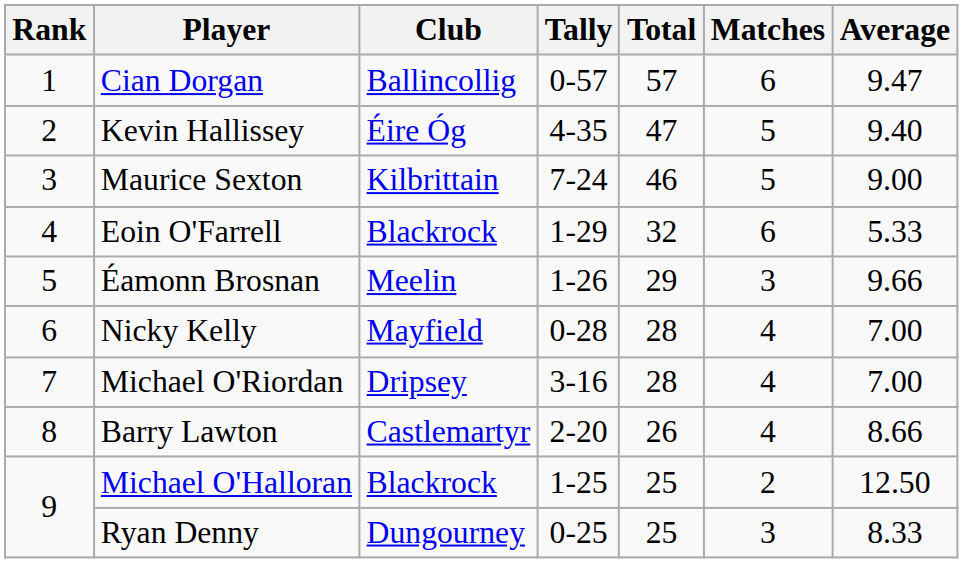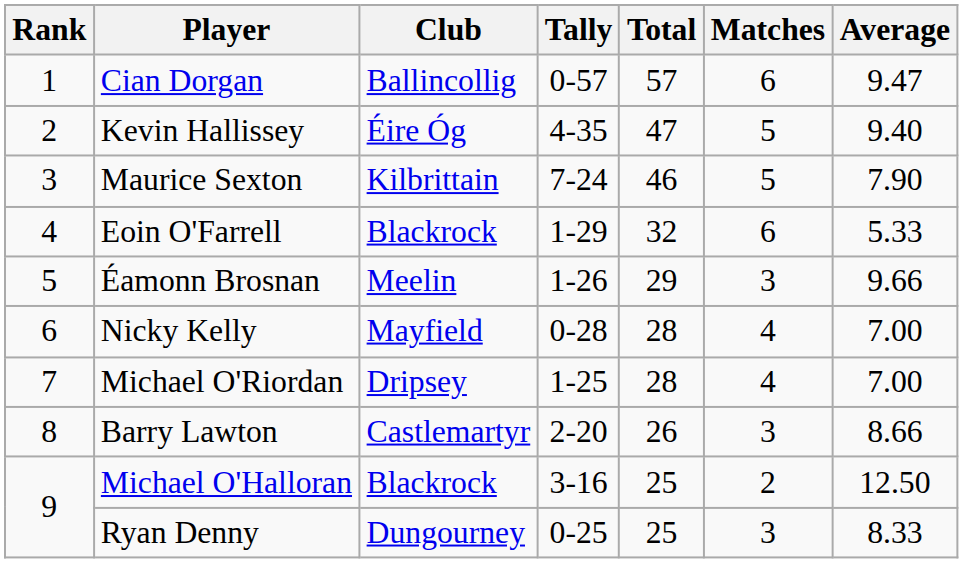(895, 180) 9.00 -> (895, 180) 7.90
(579, 381) 3-16 -> (579, 381) 1-25
(768, 431) 4 -> (768, 431) 3
(579, 481) 1-25 -> (579, 481) 3-16
